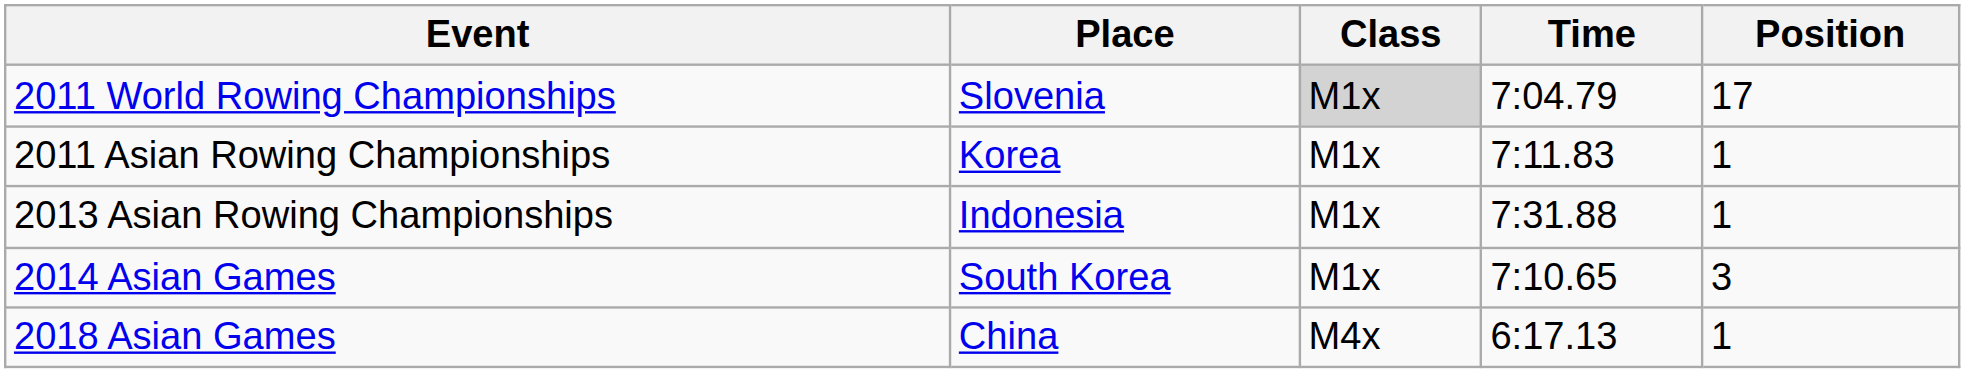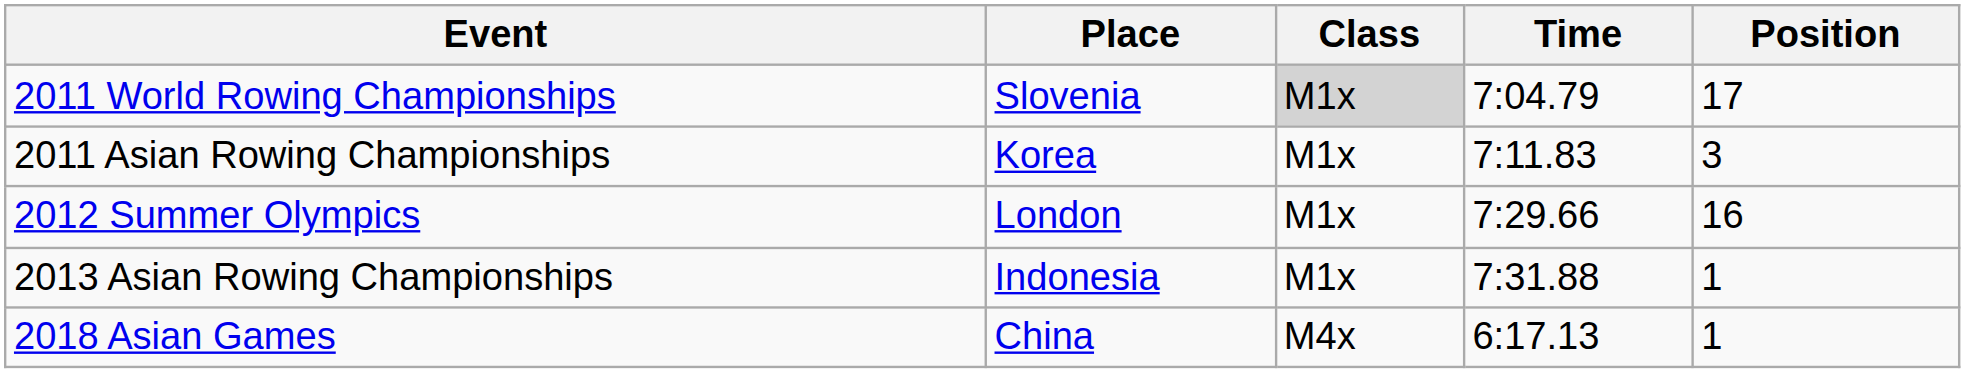(1722, 155) 1 -> (1712, 155) 3
+ row: (217, 215)
- row: (175, 276)
